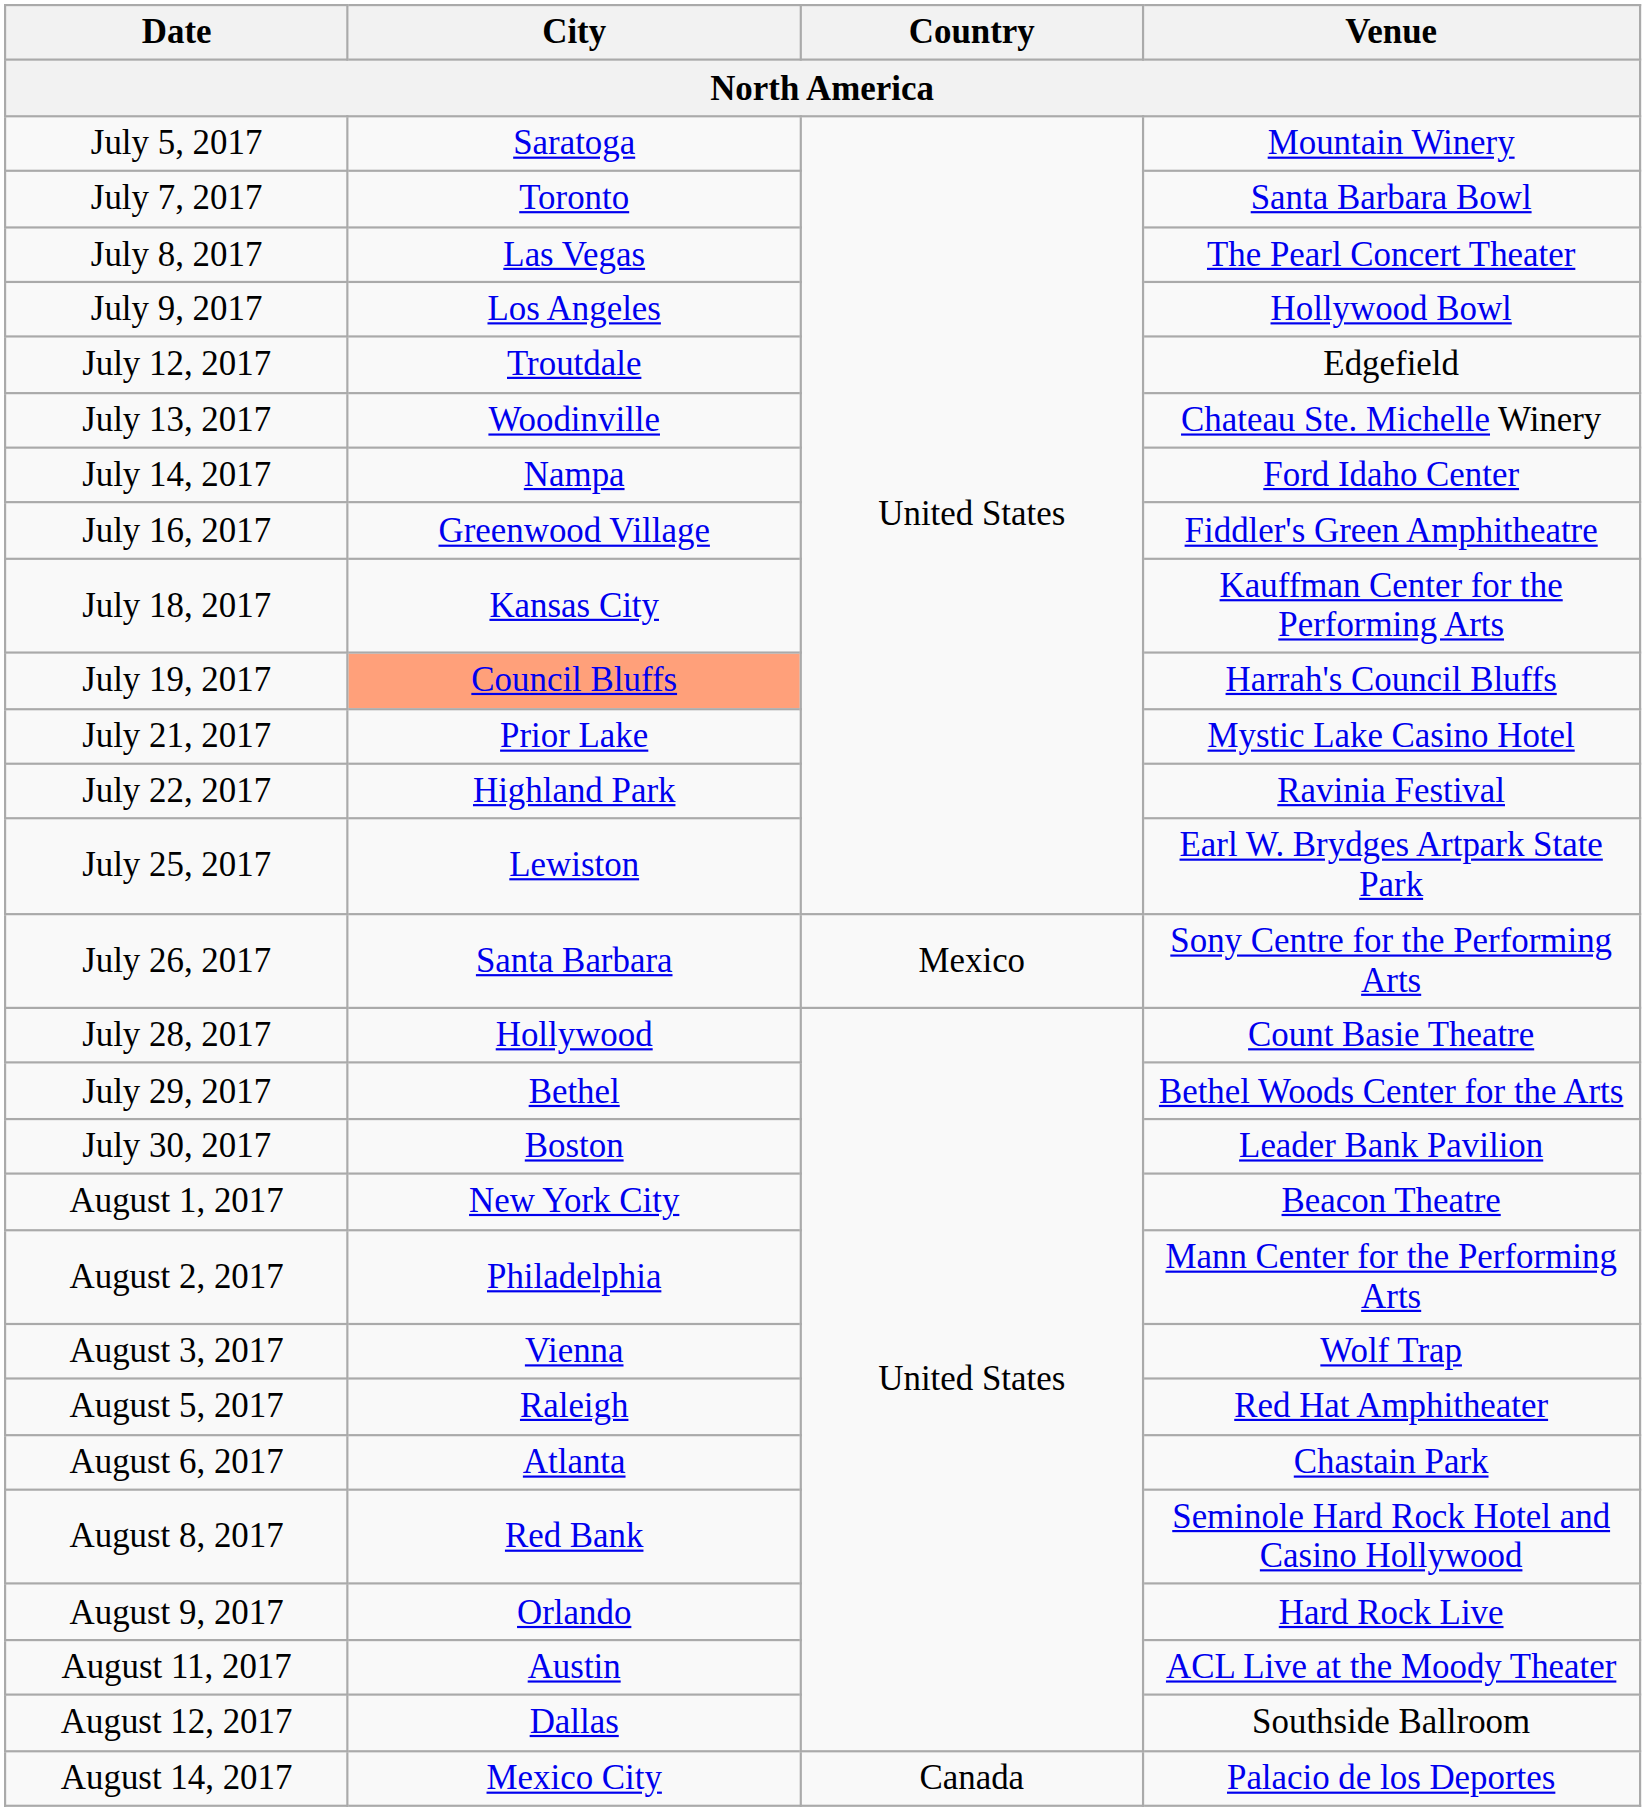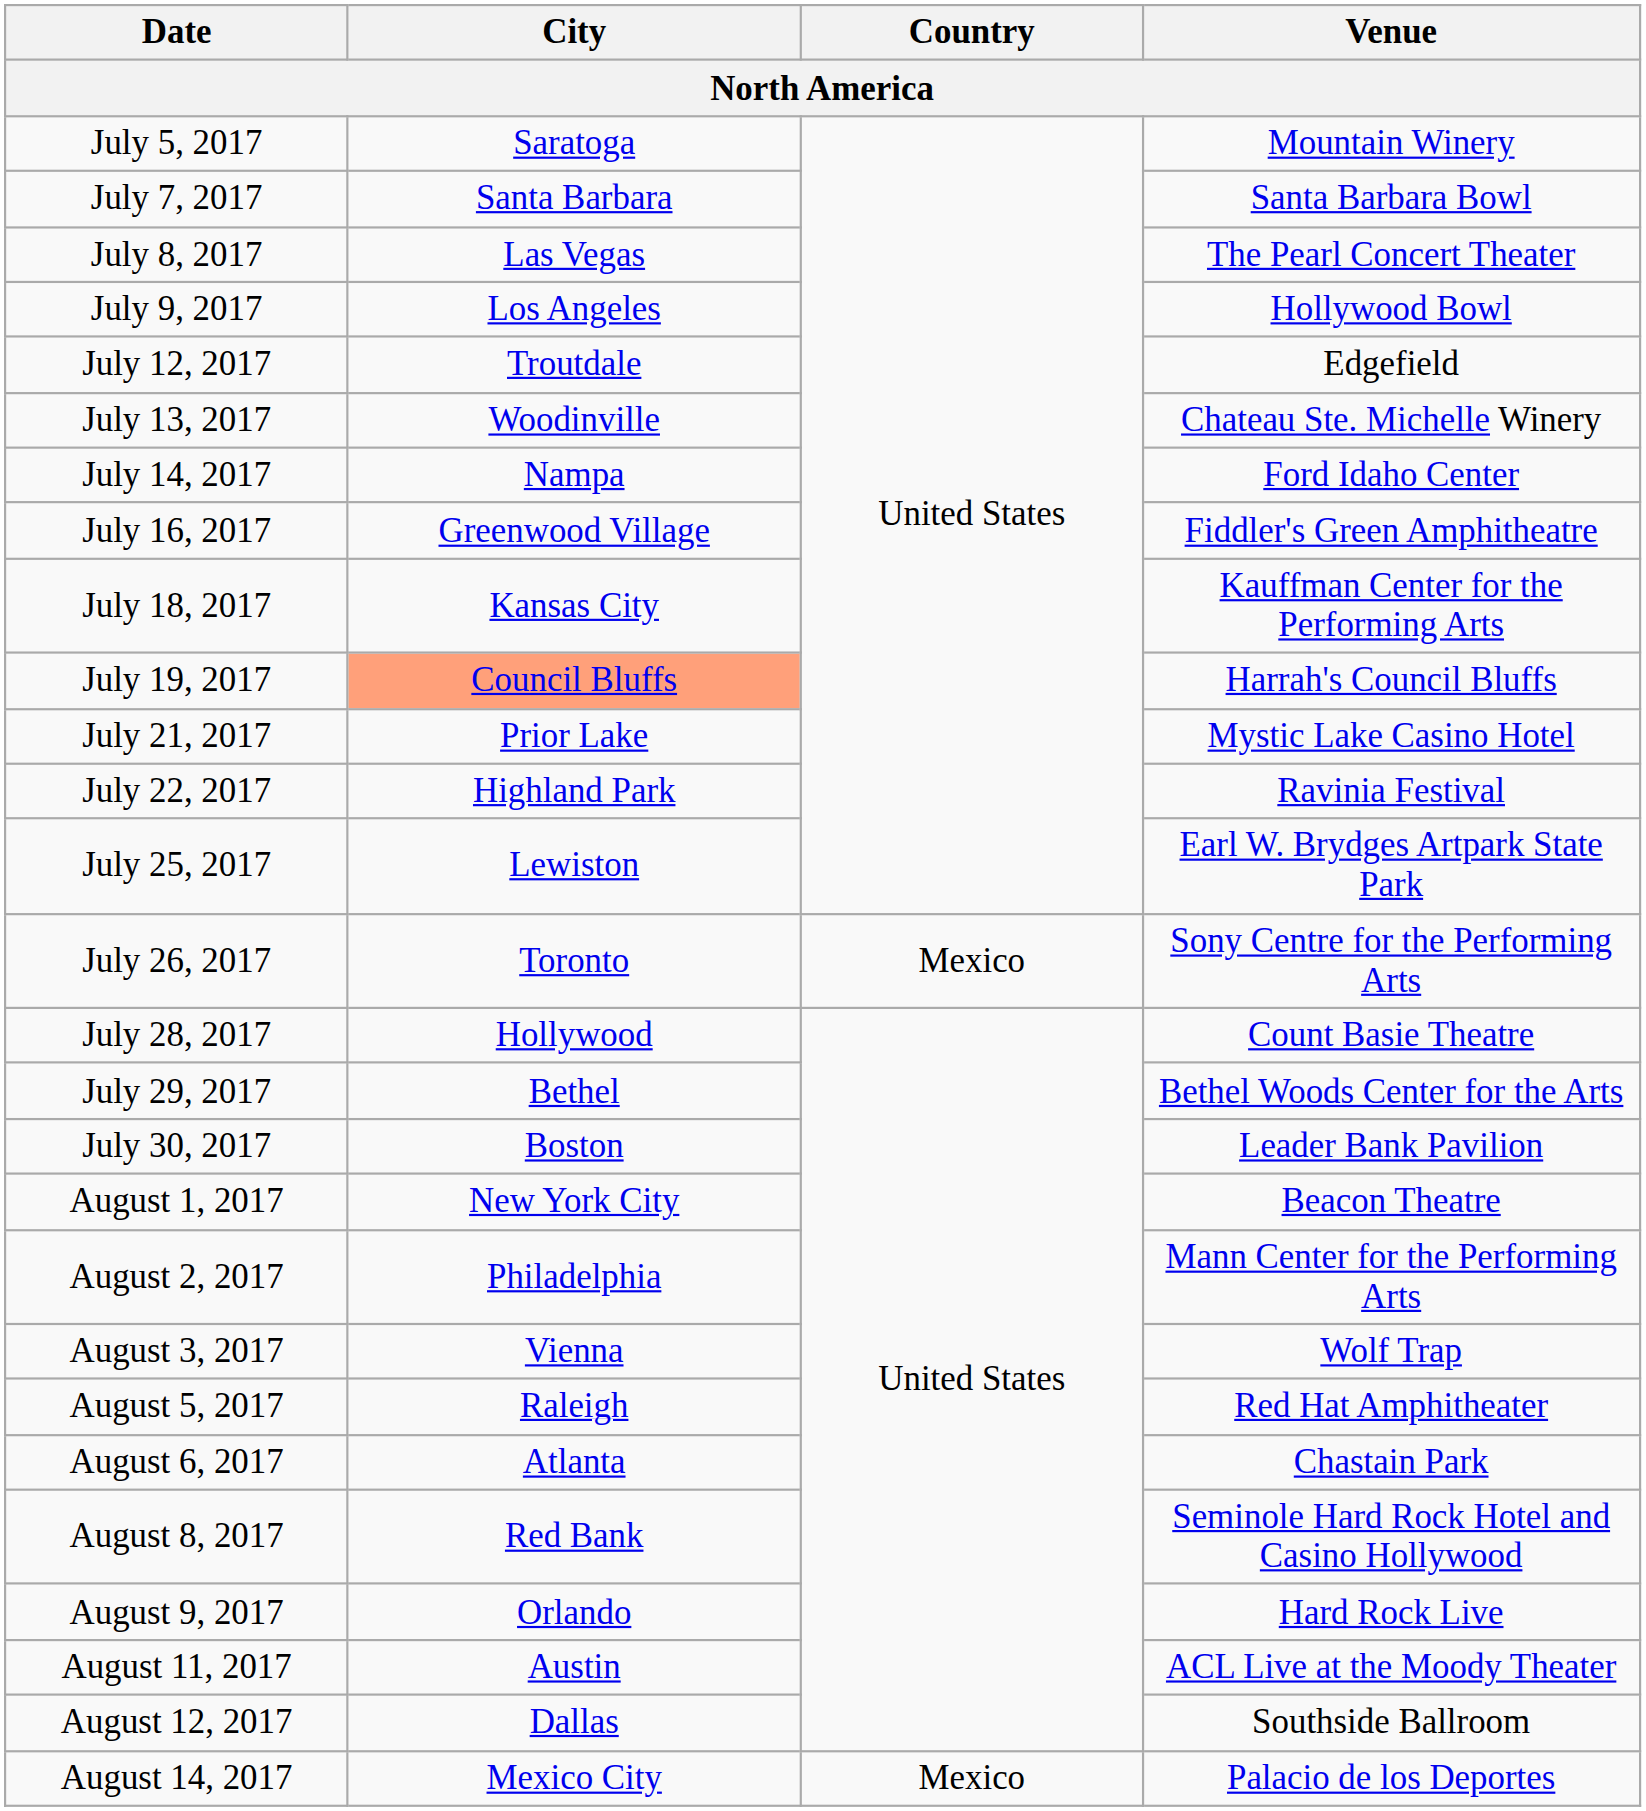(574, 198) Toronto -> (574, 198) Santa Barbara
(574, 960) Santa Barbara -> (574, 960) Toronto
(972, 1777) Canada -> (972, 1777) Mexico
